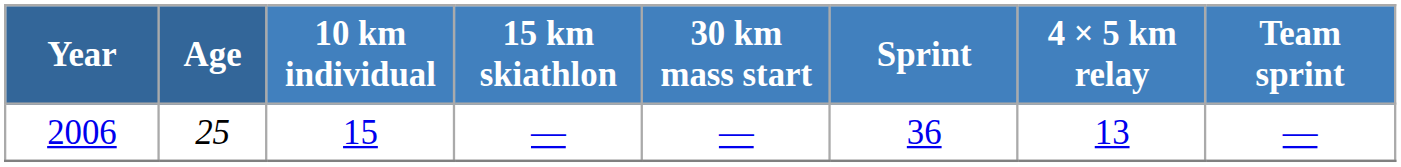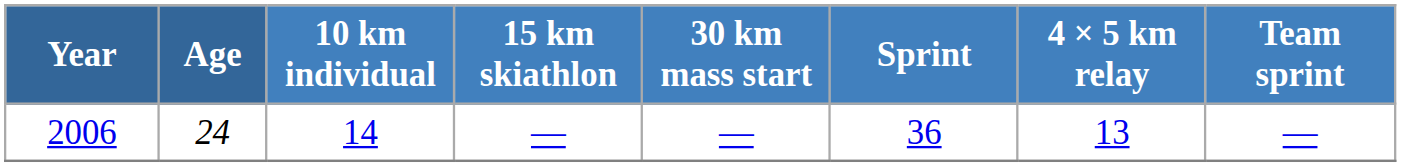(213, 131) 25 -> (213, 131) 24
(360, 131) 15 -> (360, 131) 14
